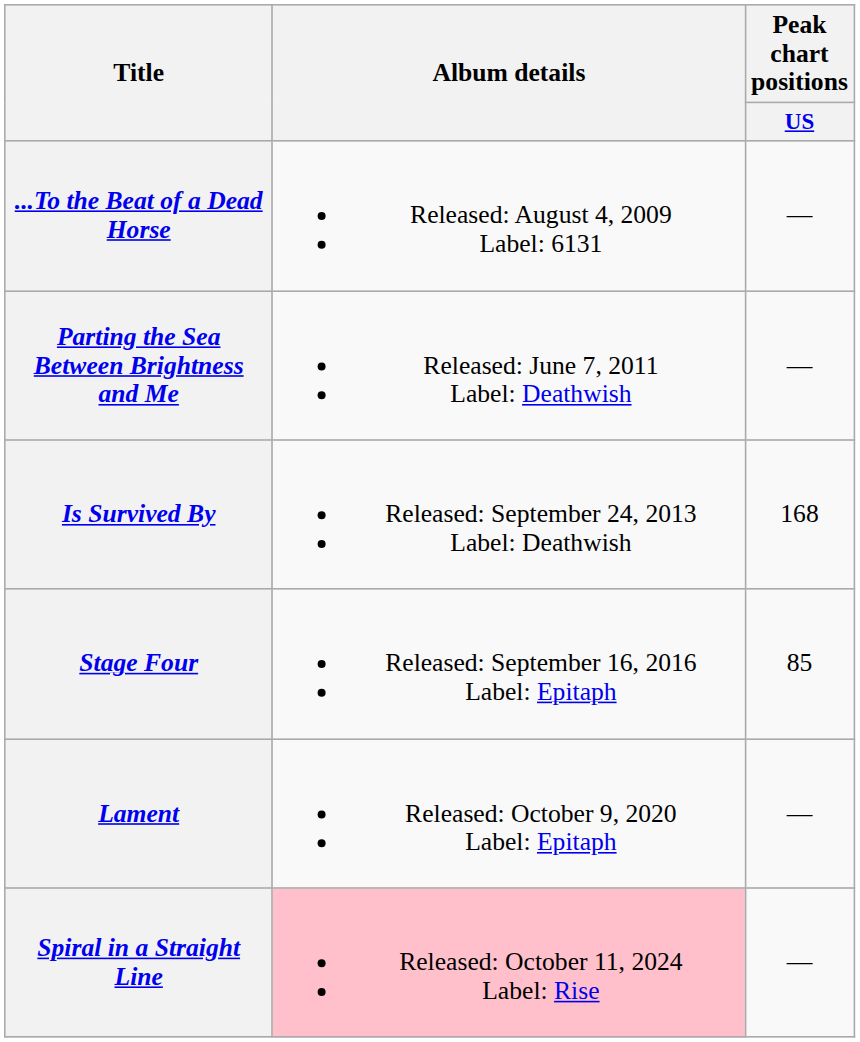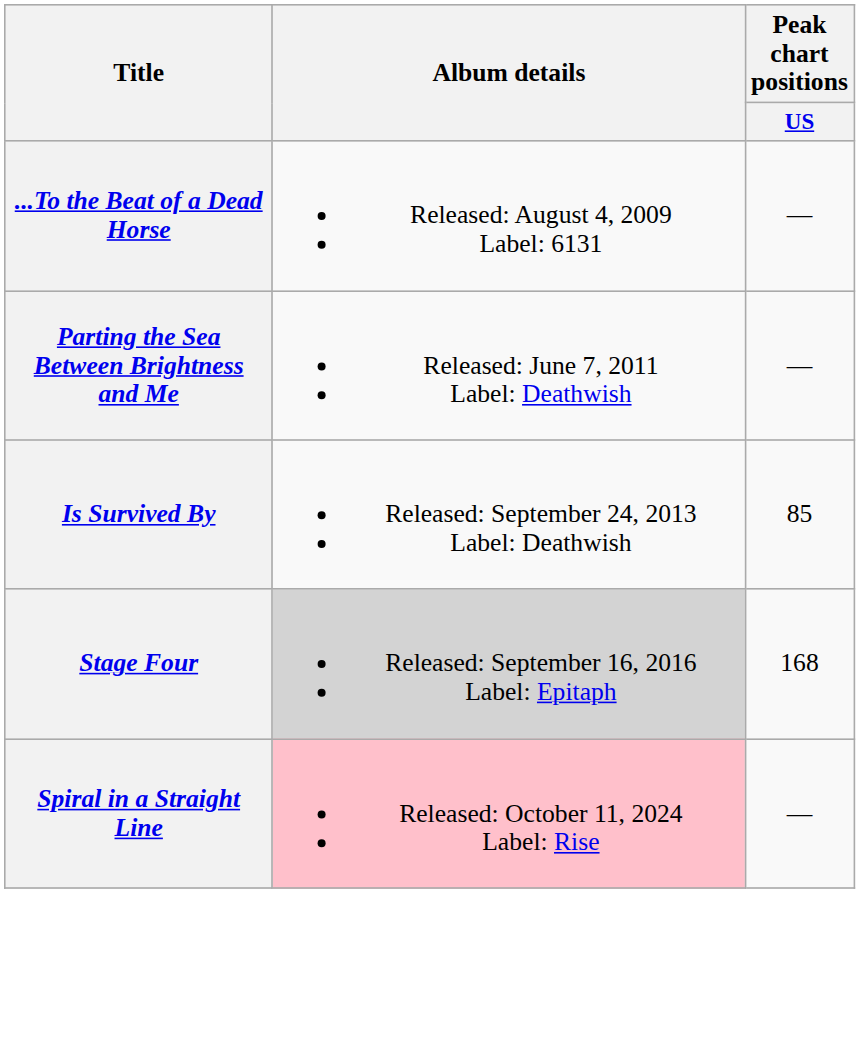(799, 514) 168 -> (799, 514) 85
(509, 678) no background -> (509, 678) lightgrey background
(799, 663) 85 -> (799, 663) 168
- row: (139, 813)
